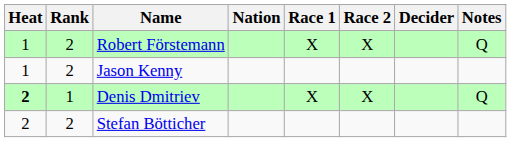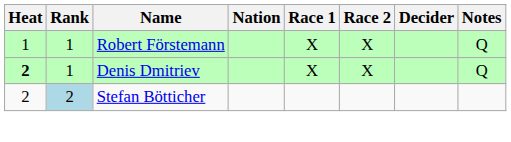(70, 44) 2 -> (70, 44) 1
- row: (139, 70)
(70, 123) no background -> (70, 96) lightblue background
